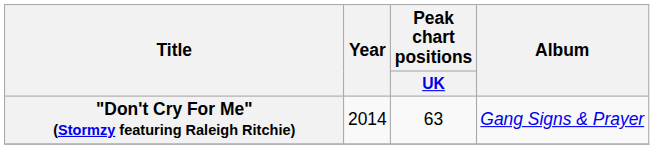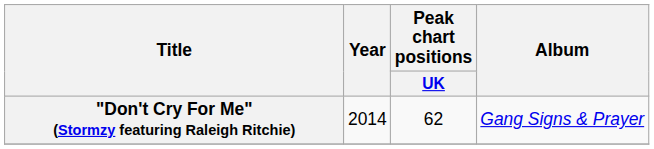(434, 119) 63 -> (434, 119) 62
